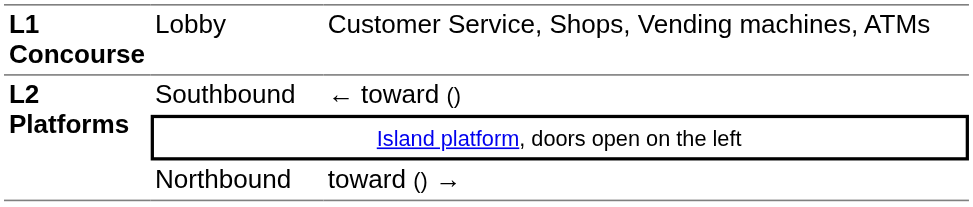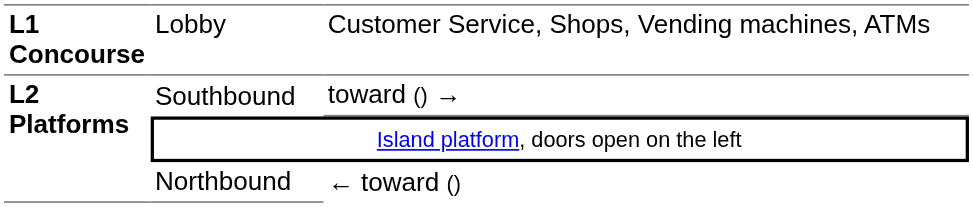(394, 94) ← toward () -> (394, 94) toward () →
(394, 179) toward () → -> (394, 182) ← toward ()
